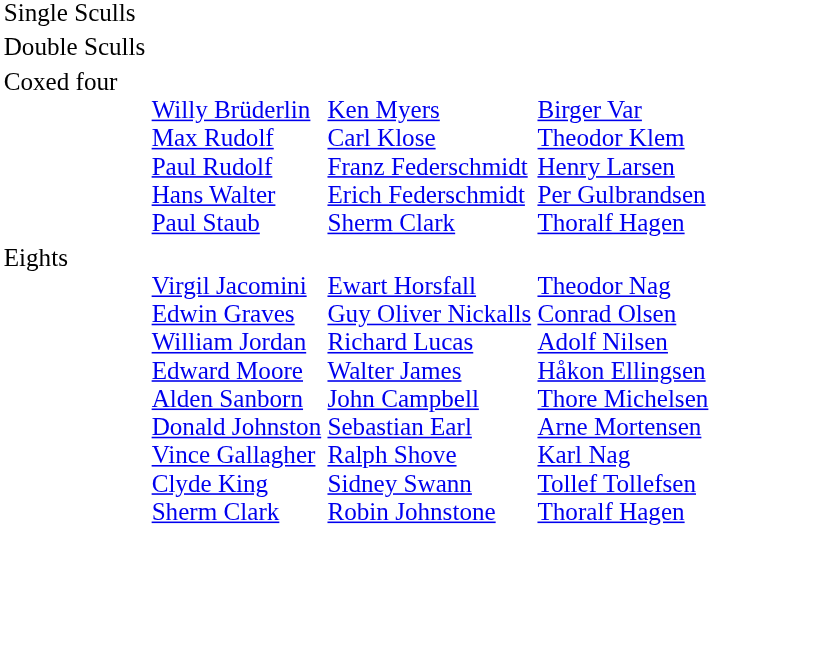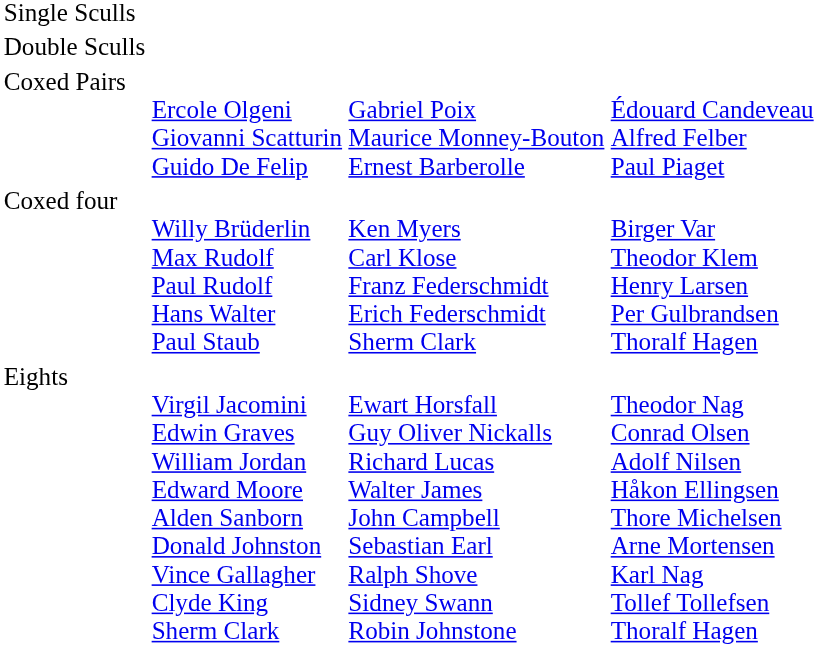+ row: (65, 81)
